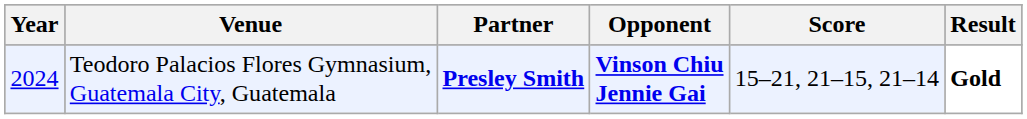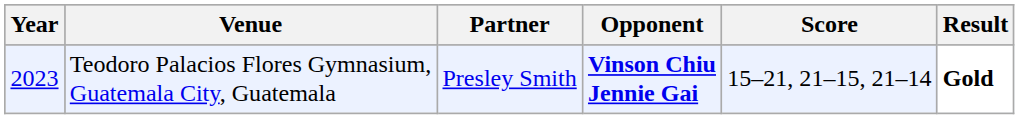(35, 78) 2024 -> (35, 78) 2023
(513, 78) bold -> (510, 78) normal
